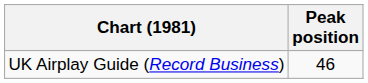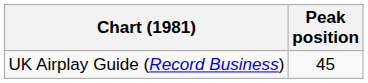(326, 64) 46 -> (326, 64) 45
